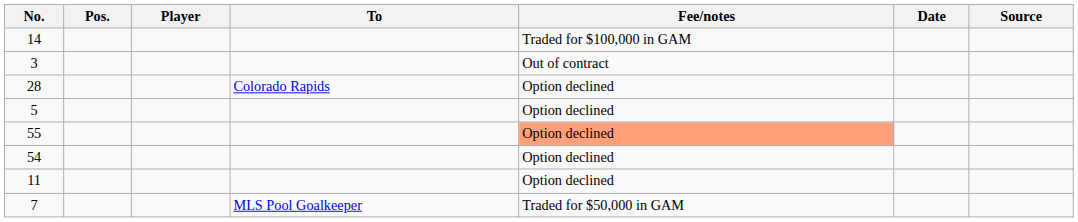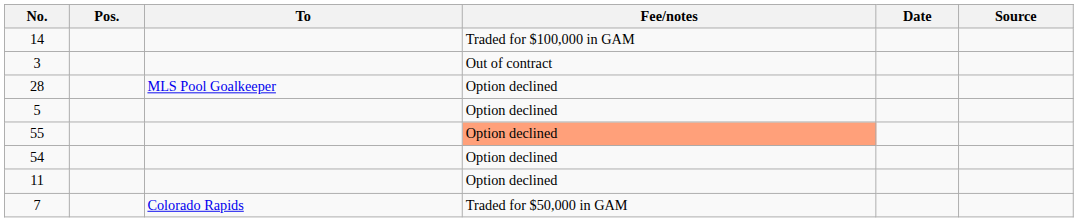- column: (181, 16)
(282, 87) Colorado Rapids -> (212, 87) MLS Pool Goalkeeper
(298, 204) MLS Pool Goalkeeper -> (196, 204) Colorado Rapids
